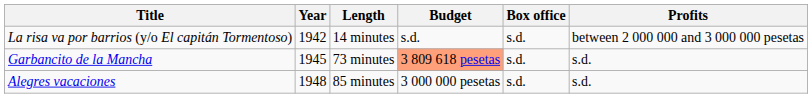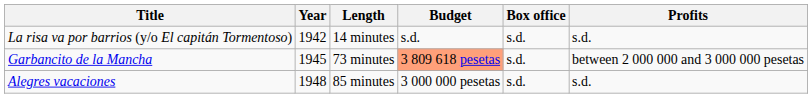(688, 37) between 2 000 000 and 3 000 000 pesetas -> (582, 37) s.d.
(582, 59) s.d. -> (688, 59) between 2 000 000 and 3 000 000 pesetas
